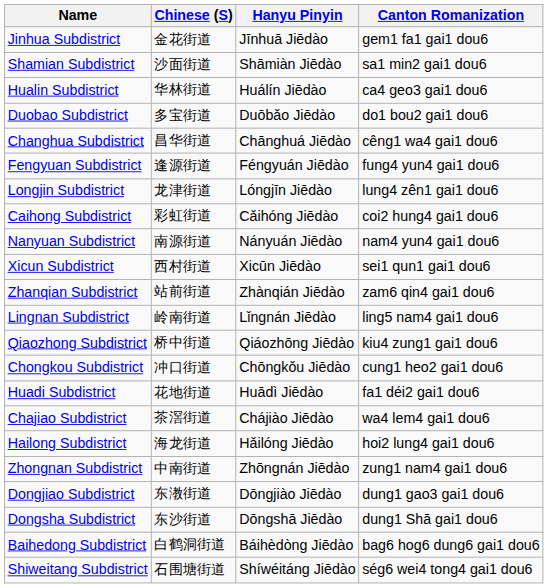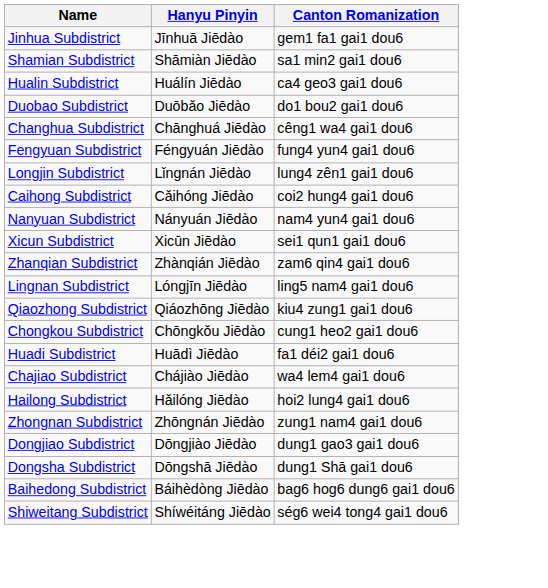- column: (194, 15)
(286, 191) Lóngjīn Jiēdào -> (203, 173) Lǐngnán Jiēdào
(288, 317) Lǐngnán Jiēdào -> (201, 286) Lóngjīn Jiēdào
